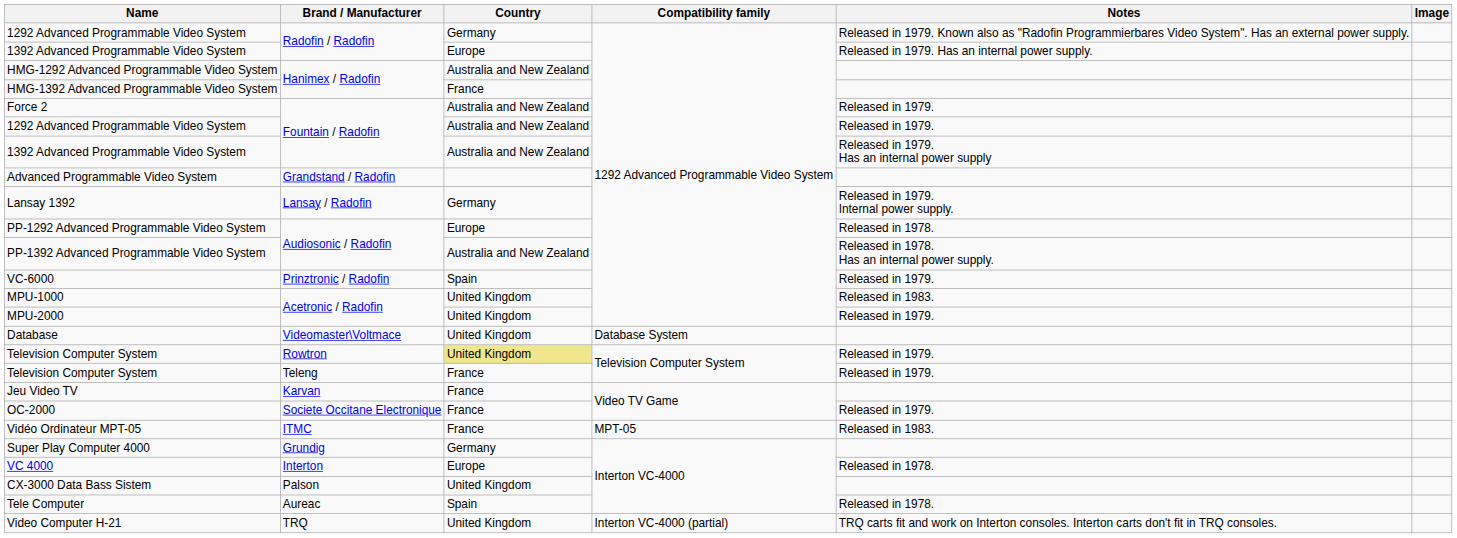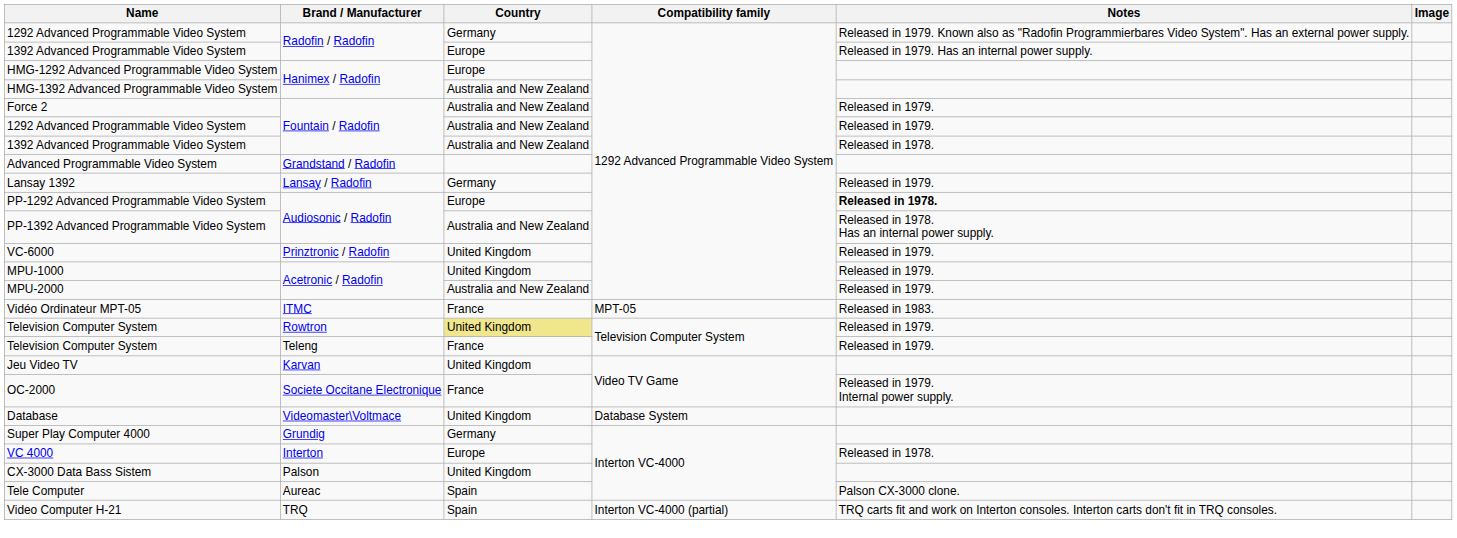(518, 70) Australia and New Zealand -> (466, 70) Europe
(465, 88) France -> (518, 88) Australia and New Zealand
(915, 151) Released in 1979. Has an internal power supply -> (886, 145) Released in 1978.
(896, 202) Released in 1979. Internal power supply. -> (886, 182) Released in 1979.
(886, 228) normal -> (888, 201) bold
(462, 279) Spain -> (489, 252) United Kingdom
(886, 297) Released in 1983. -> (886, 271) Released in 1979.
(489, 316) United Kingdom -> (518, 290) Australia and New Zealand
rows swapped: (32, 335) <-> (74, 429)
(465, 391) France -> (489, 365) United Kingdom
(886, 410) Released in 1979. -> (896, 390) Released in 1979. Internal power supply.
(886, 504) Released in 1978. -> (899, 491) Palson CX-3000 clone.
(489, 523) United Kingdom -> (462, 509) Spain
